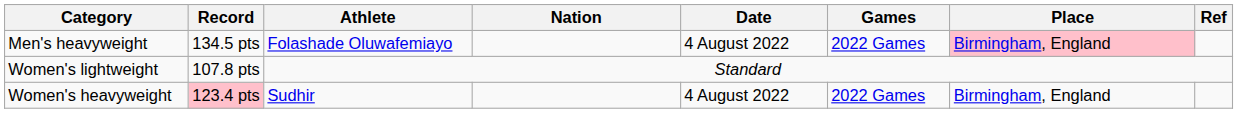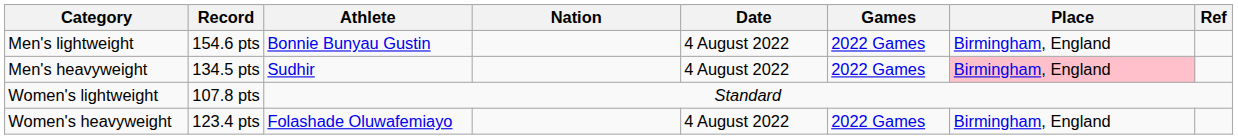+ row: (71, 44)
(360, 44) Folashade Oluwafemiayo -> (291, 70) Sudhir
(226, 96) pink background -> (226, 122) no background
(291, 96) Sudhir -> (360, 122) Folashade Oluwafemiayo
